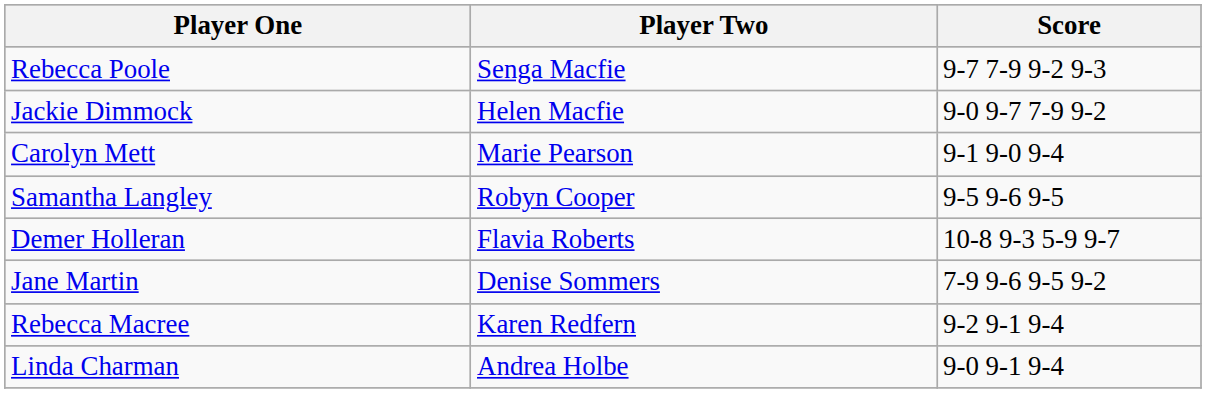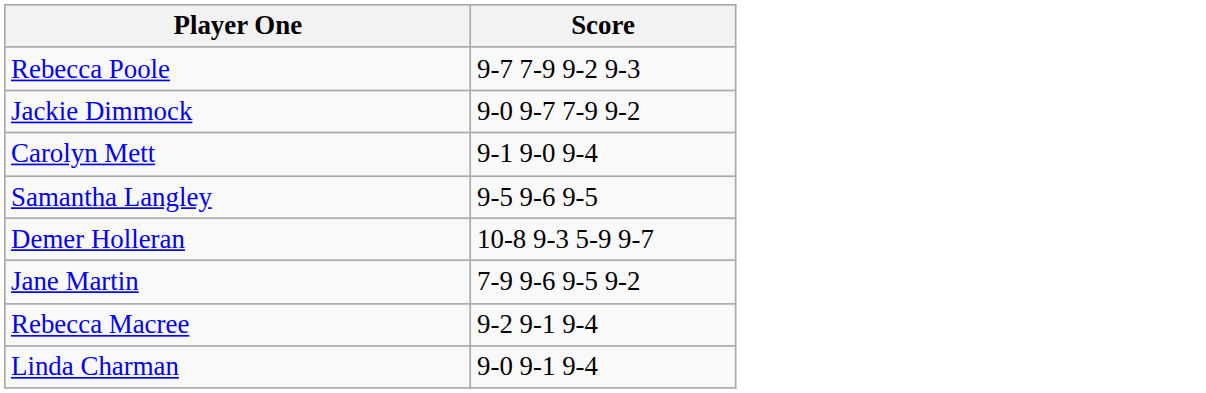- column: (704, 25)
